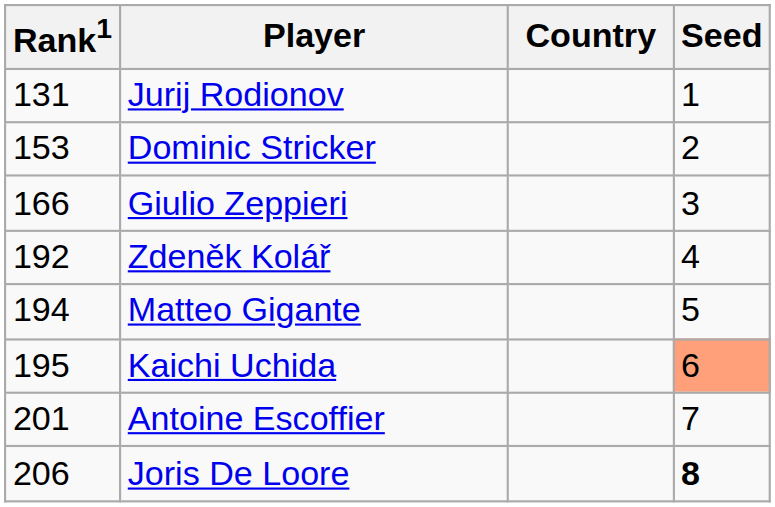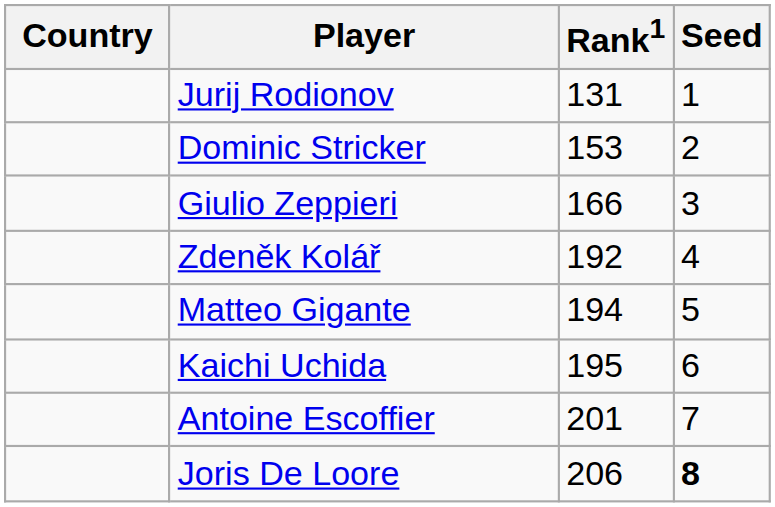columns swapped: (591, 36) <-> (62, 36)
(691, 365) lightsalmon background -> (691, 365) no background
